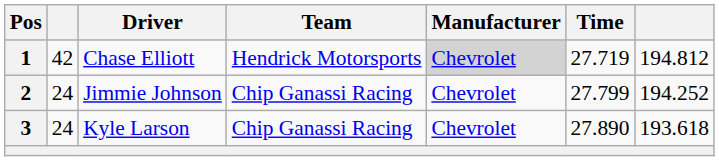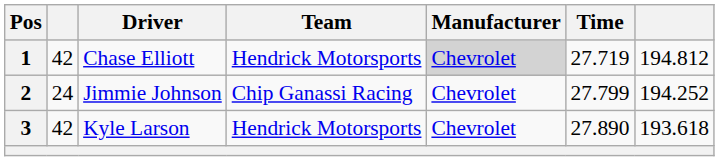(62, 128) 24 -> (62, 128) 42
(322, 128) Chip Ganassi Racing -> (327, 128) Hendrick Motorsports
